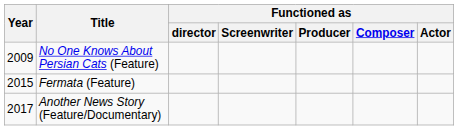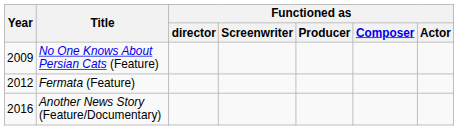(20, 83) 2015 -> (20, 83) 2012
(20, 108) 2017 -> (20, 108) 2016
